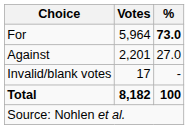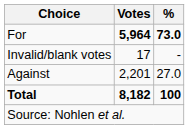(135, 34) normal -> (135, 34) bold
rows swapped: (28, 54) <-> (59, 74)
